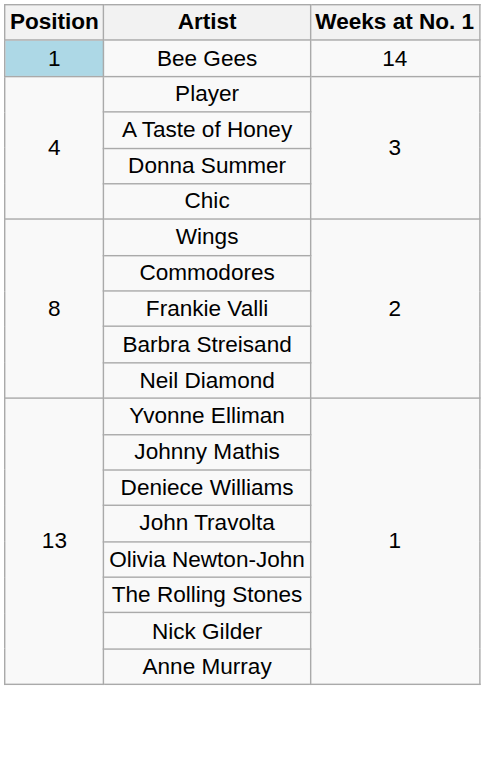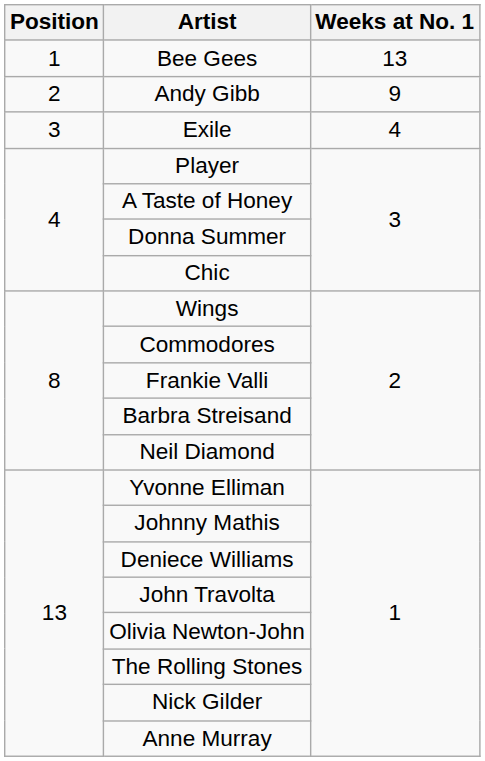(54, 58) lightblue background -> (54, 58) no background
(395, 58) 14 -> (395, 58) 13
+ row: (207, 93)
+ row: (207, 129)
